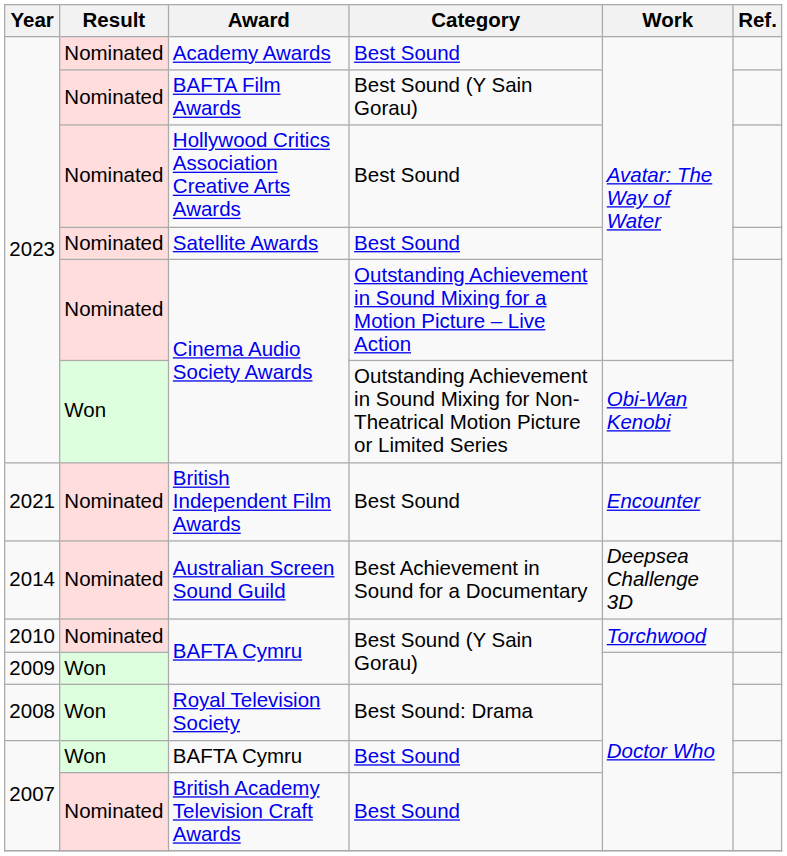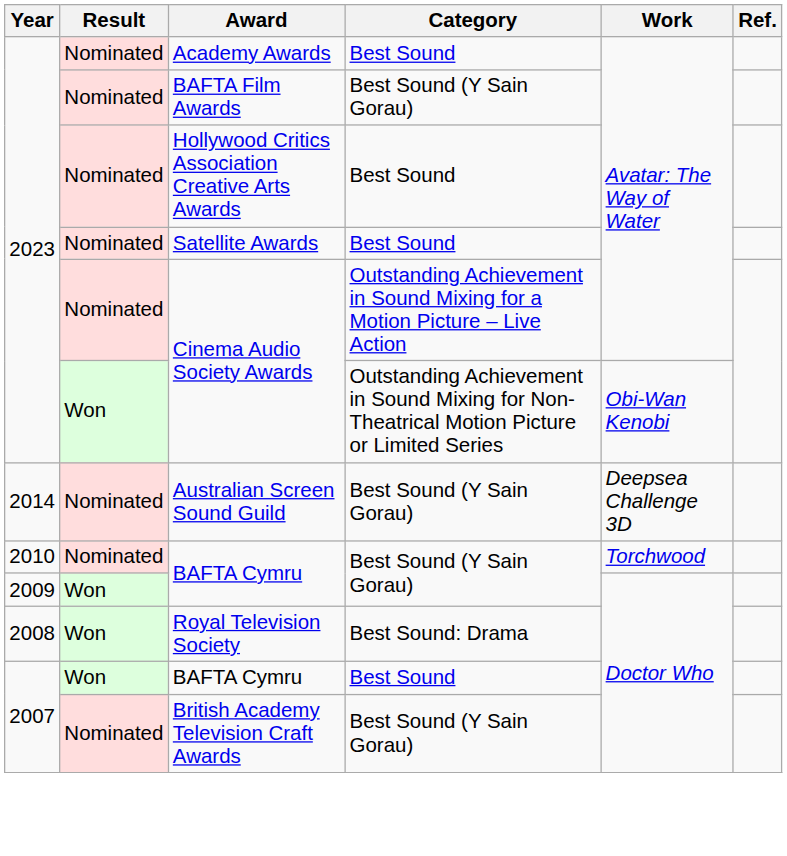- row: (32, 501)
(471, 580) Best Achievement in Sound for a Documentary -> (439, 501) Best Sound (Y Sain Gorau)
(407, 811) Best Sound -> (439, 733) Best Sound (Y Sain Gorau)
